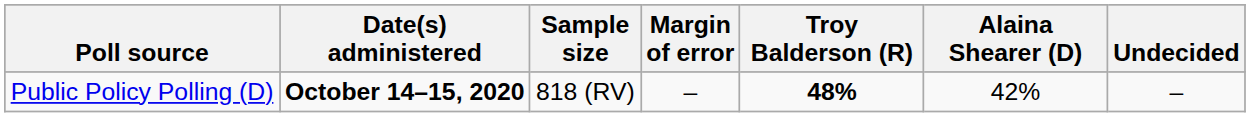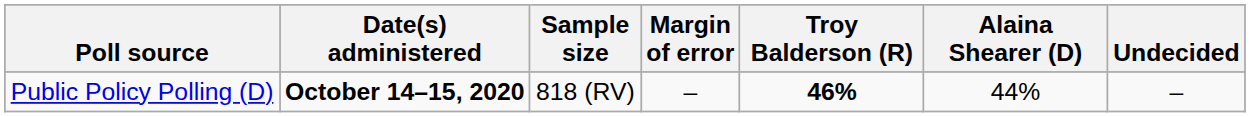(832, 91) 48% -> (832, 91) 46%
(1016, 91) 42% -> (1016, 91) 44%
